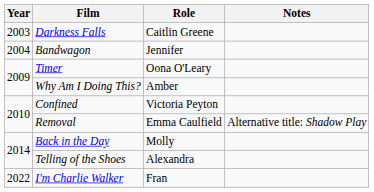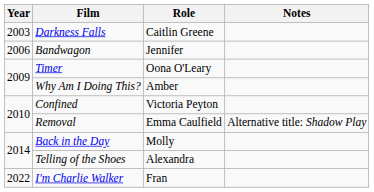(19, 50) 2004 -> (19, 50) 2006
